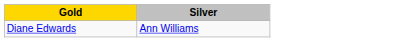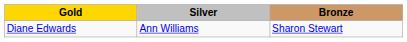+ column: (336, 12)
